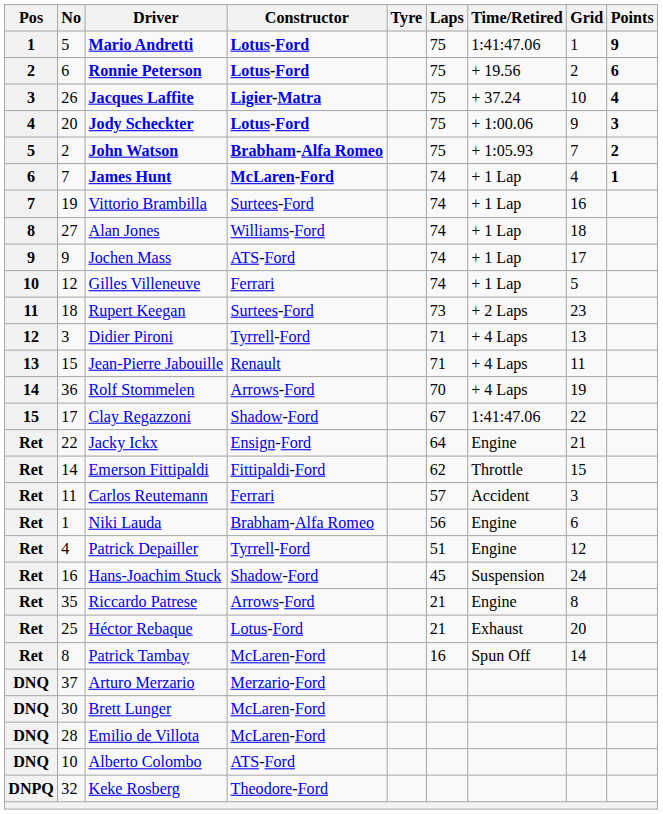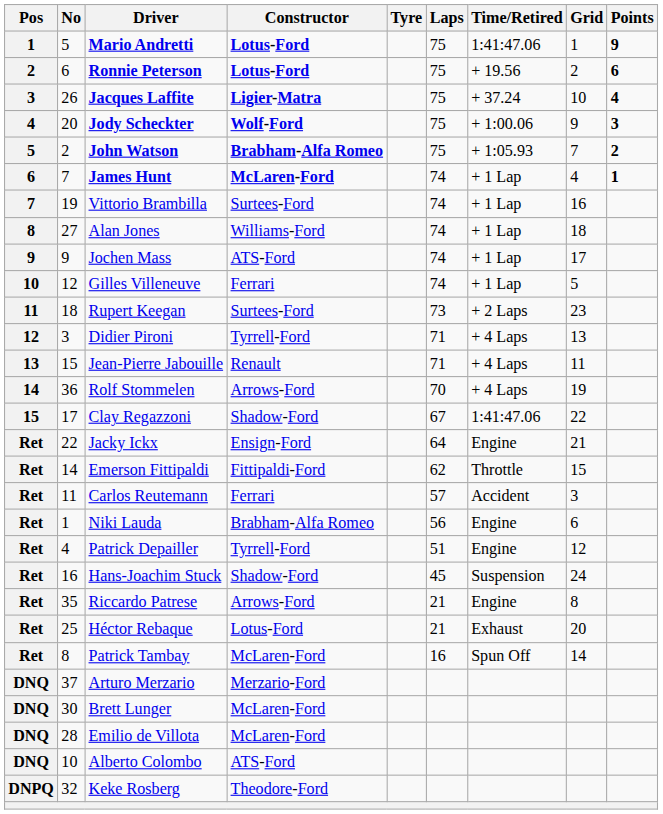(270, 124) Lotus-Ford -> (267, 124) Wolf-Ford
